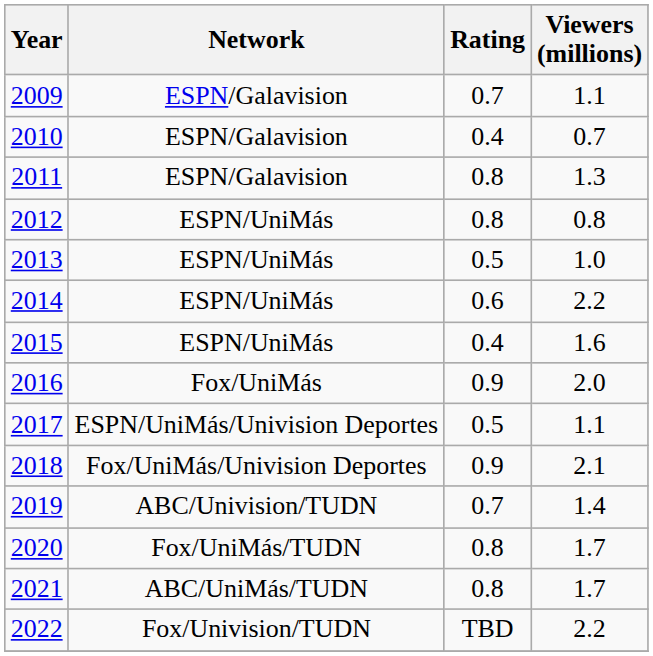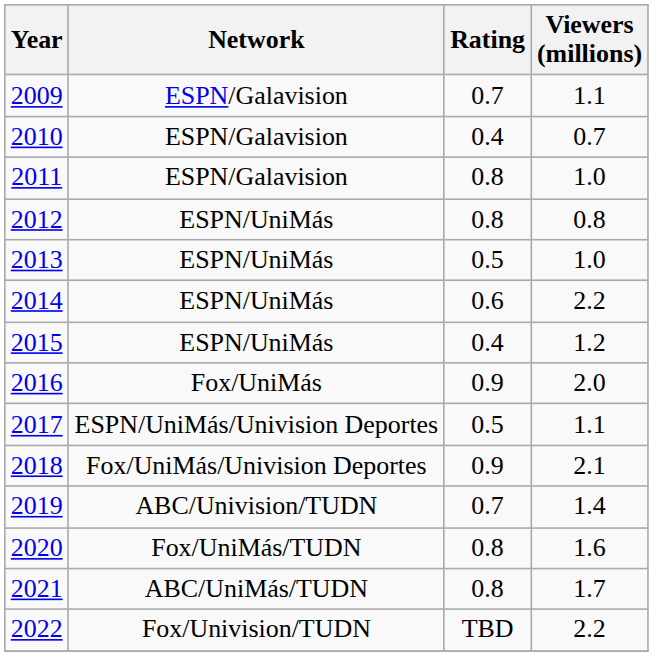(590, 177) 1.3 -> (590, 177) 1.0
(590, 341) 1.6 -> (590, 341) 1.2
(590, 547) 1.7 -> (590, 547) 1.6
